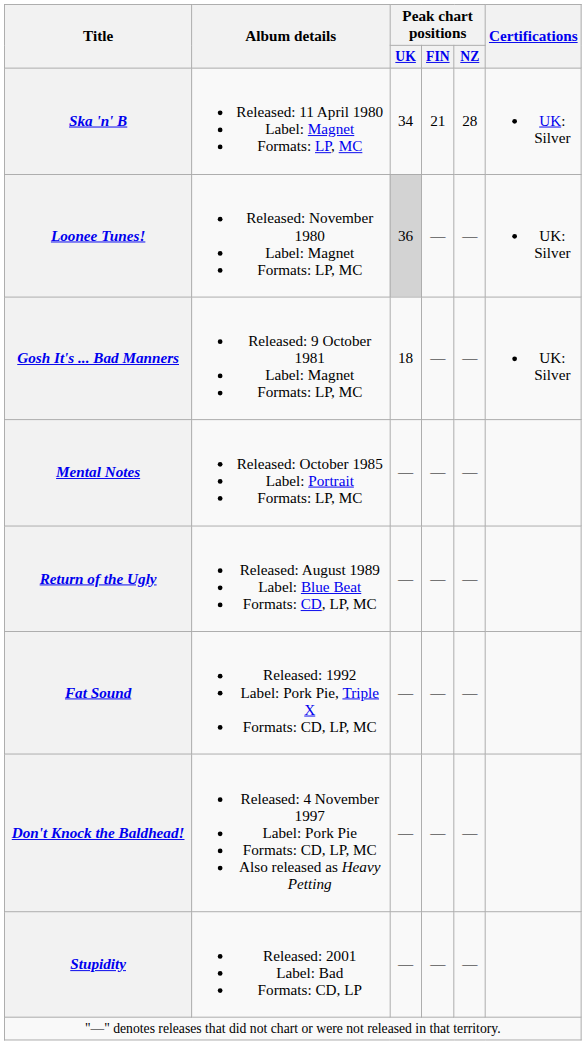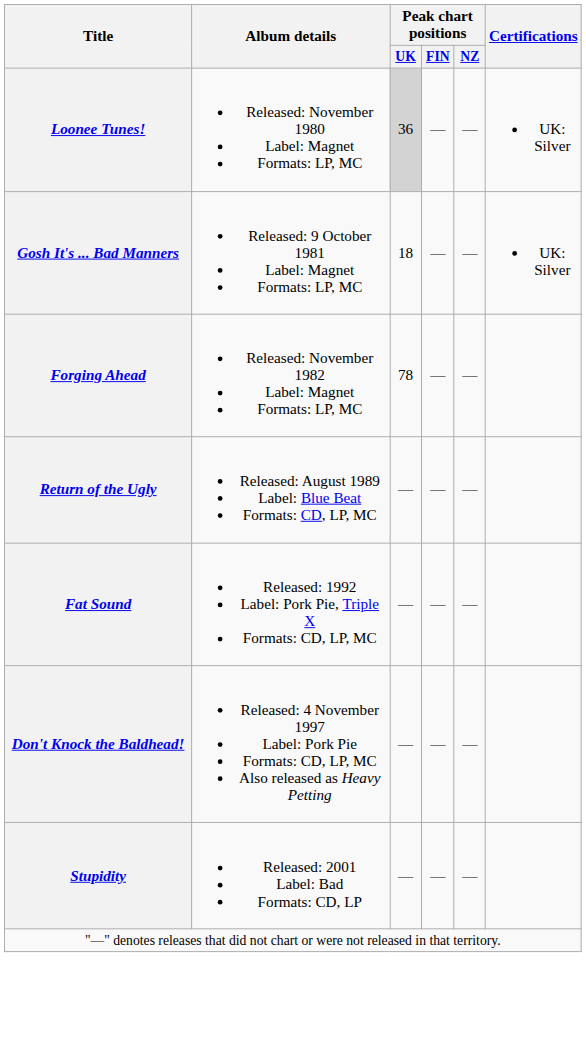- row: (98, 121)
+ row: (98, 375)
- row: (98, 472)
